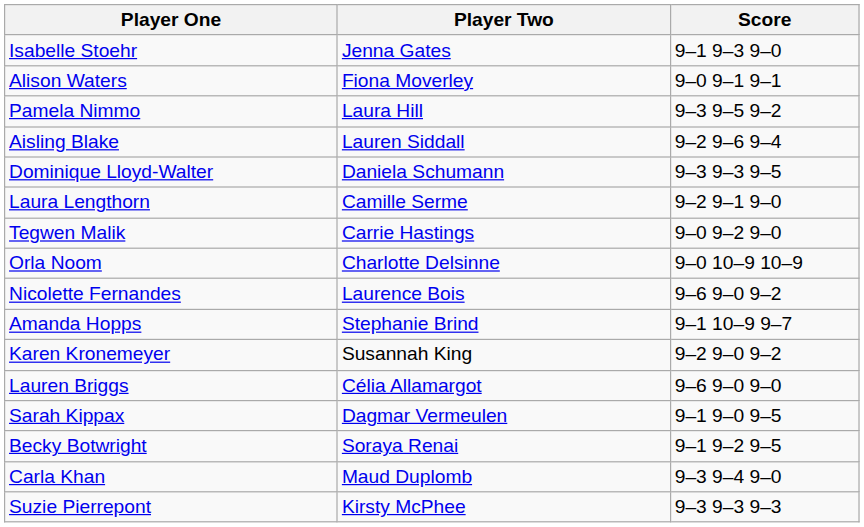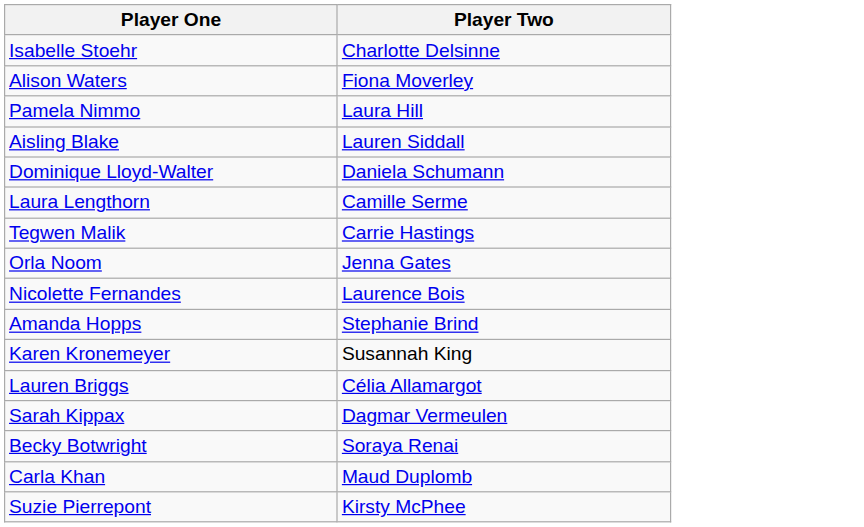- column: (765, 19)
(396, 50) Jenna Gates -> (421, 50) Charlotte Delsinne
(421, 263) Charlotte Delsinne -> (396, 263) Jenna Gates
